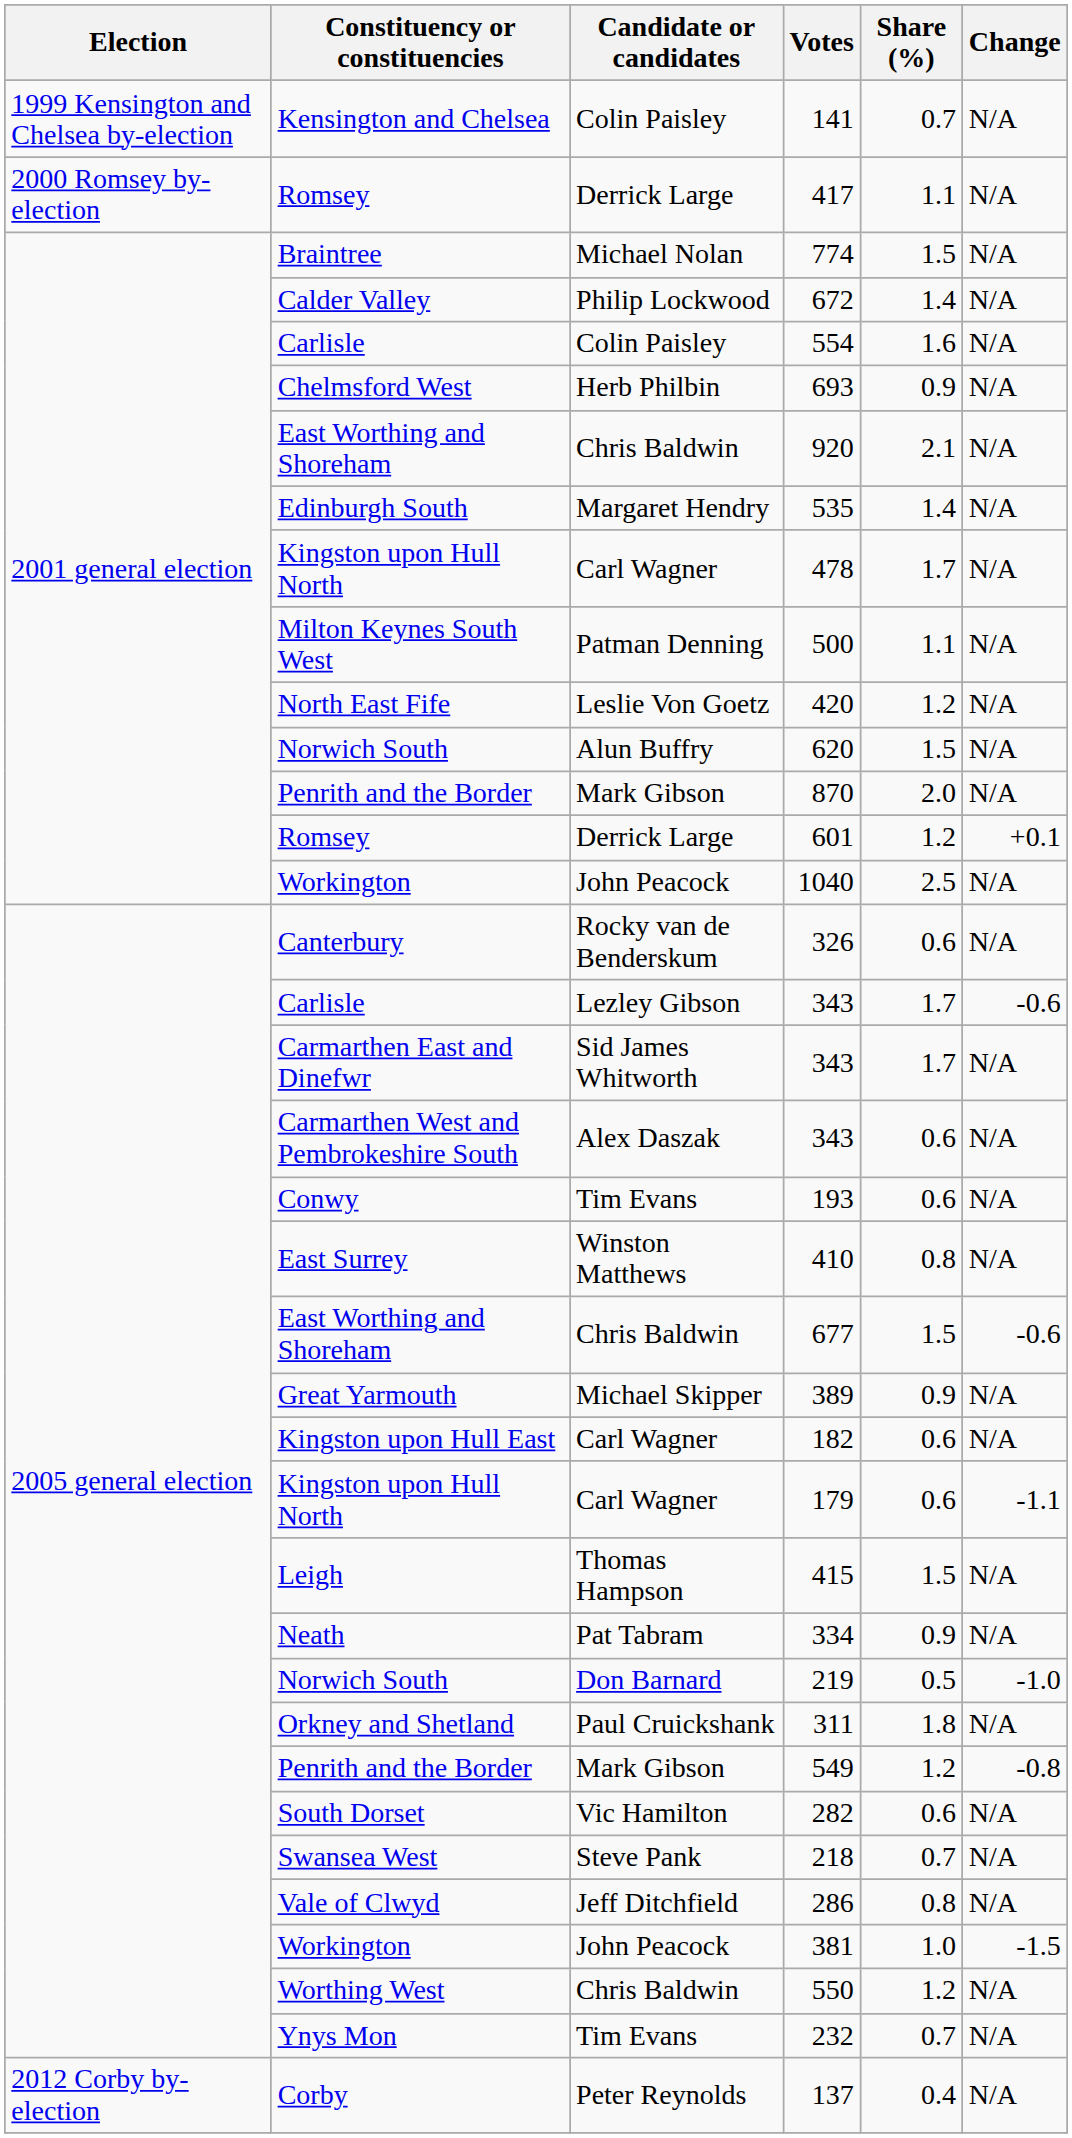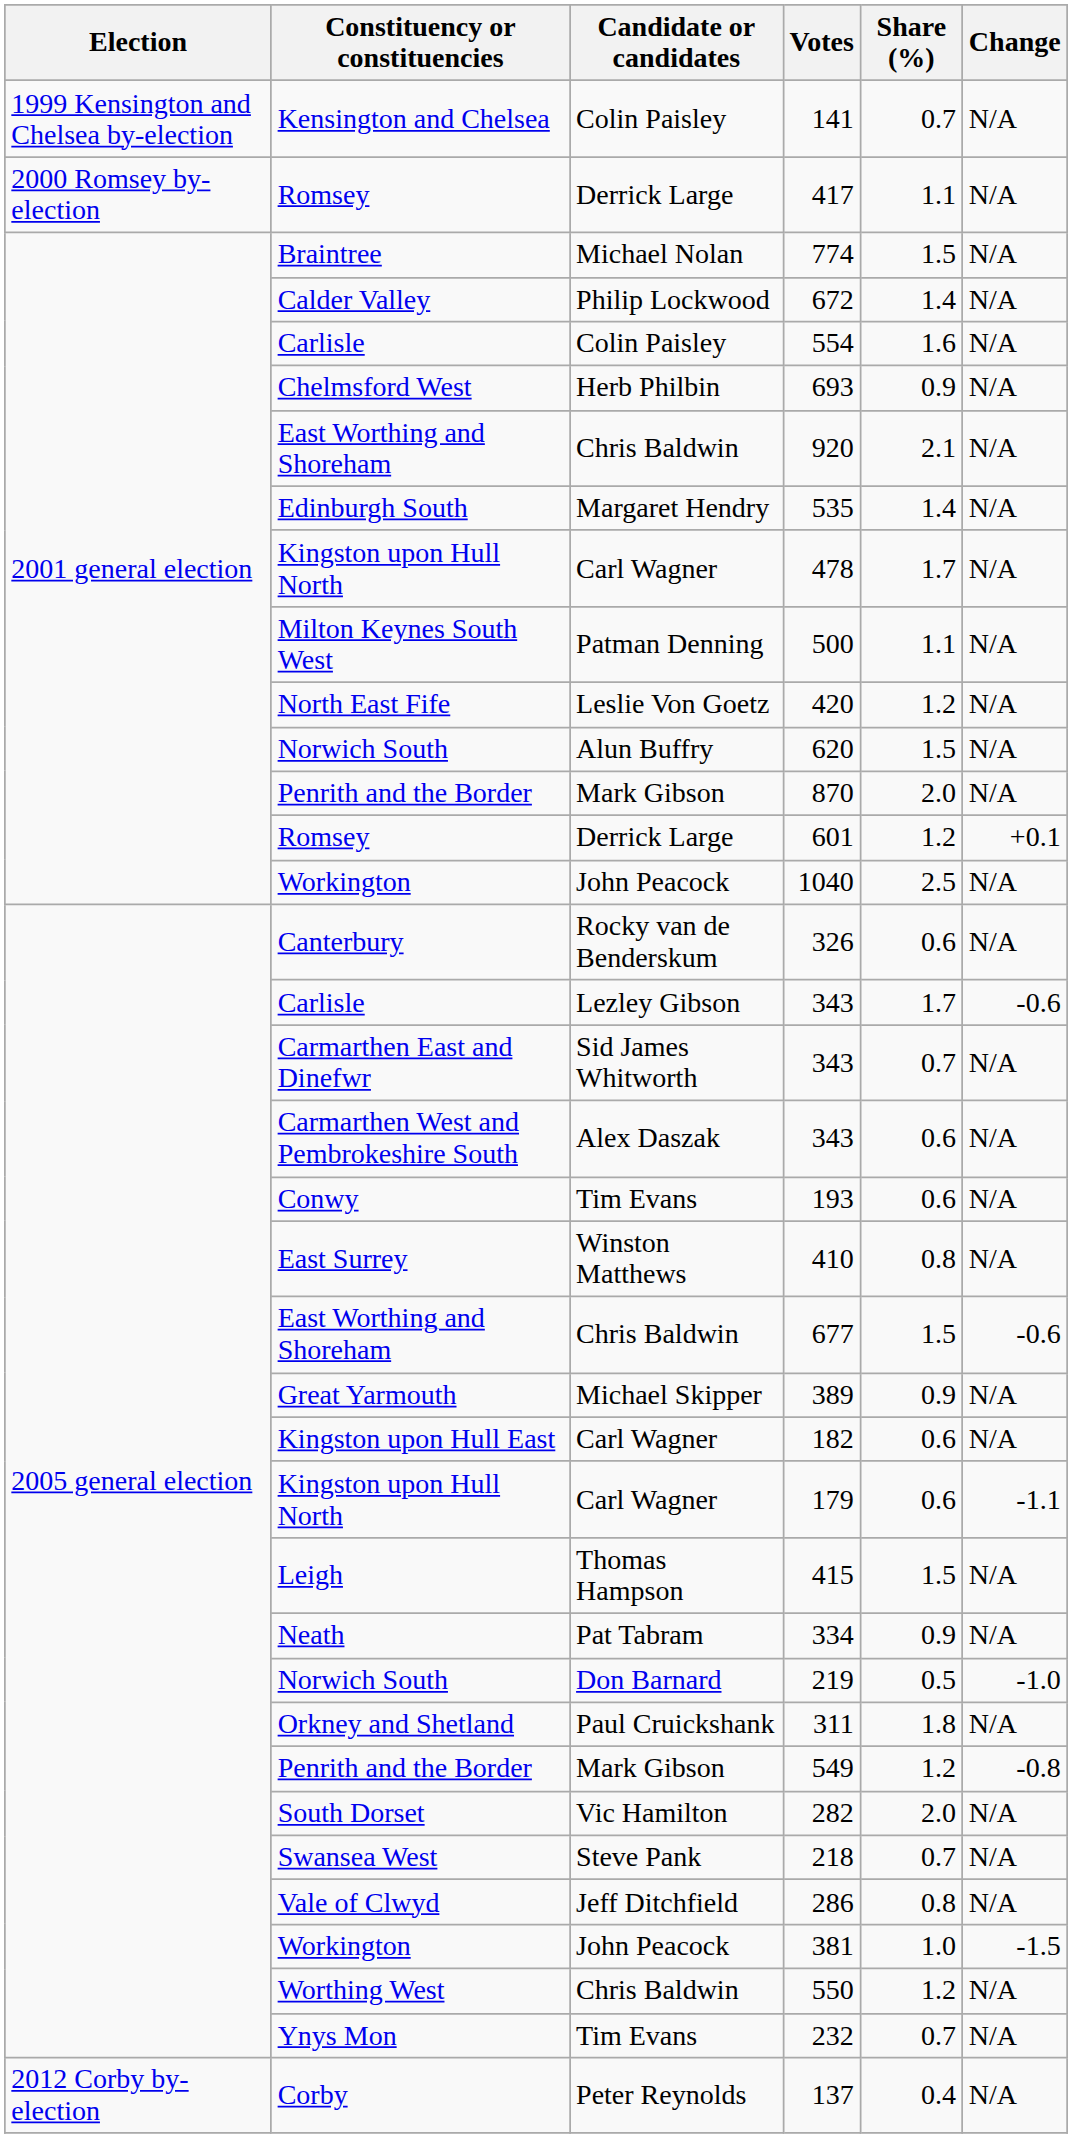(938, 1062) 1.7 -> (938, 1062) 0.7
(938, 1812) 0.6 -> (938, 1812) 2.0
